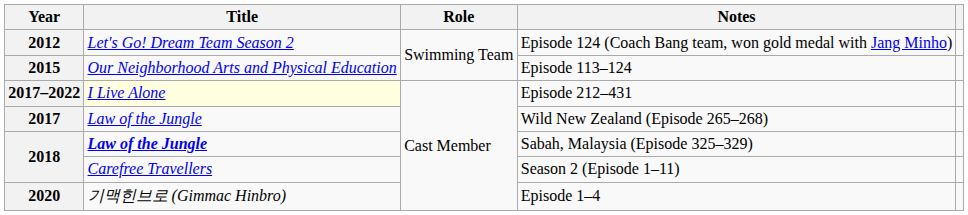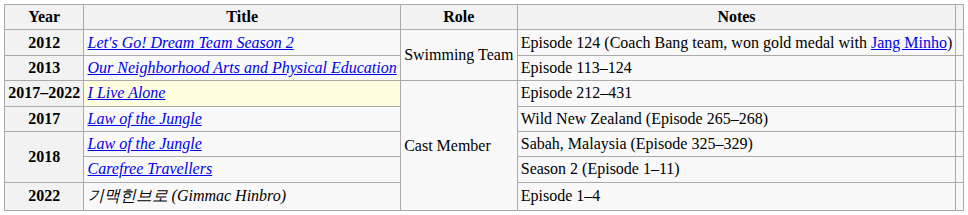(44, 67) 2015 -> (44, 67) 2013
(147, 144) bold -> (145, 144) normal
(44, 196) 2020 -> (44, 196) 2022
